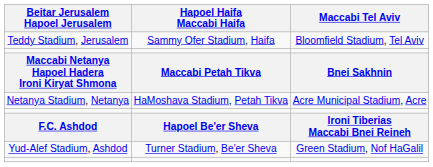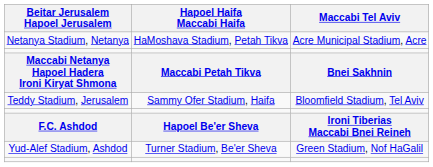rows swapped: (68, 40) <-> (68, 100)
